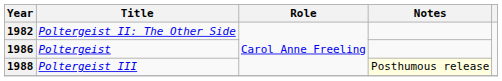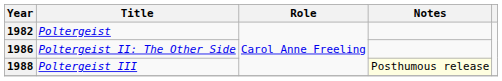(137, 31) Poltergeist II: The Other Side -> (75, 31) Poltergeist
(75, 49) Poltergeist -> (137, 49) Poltergeist II: The Other Side
